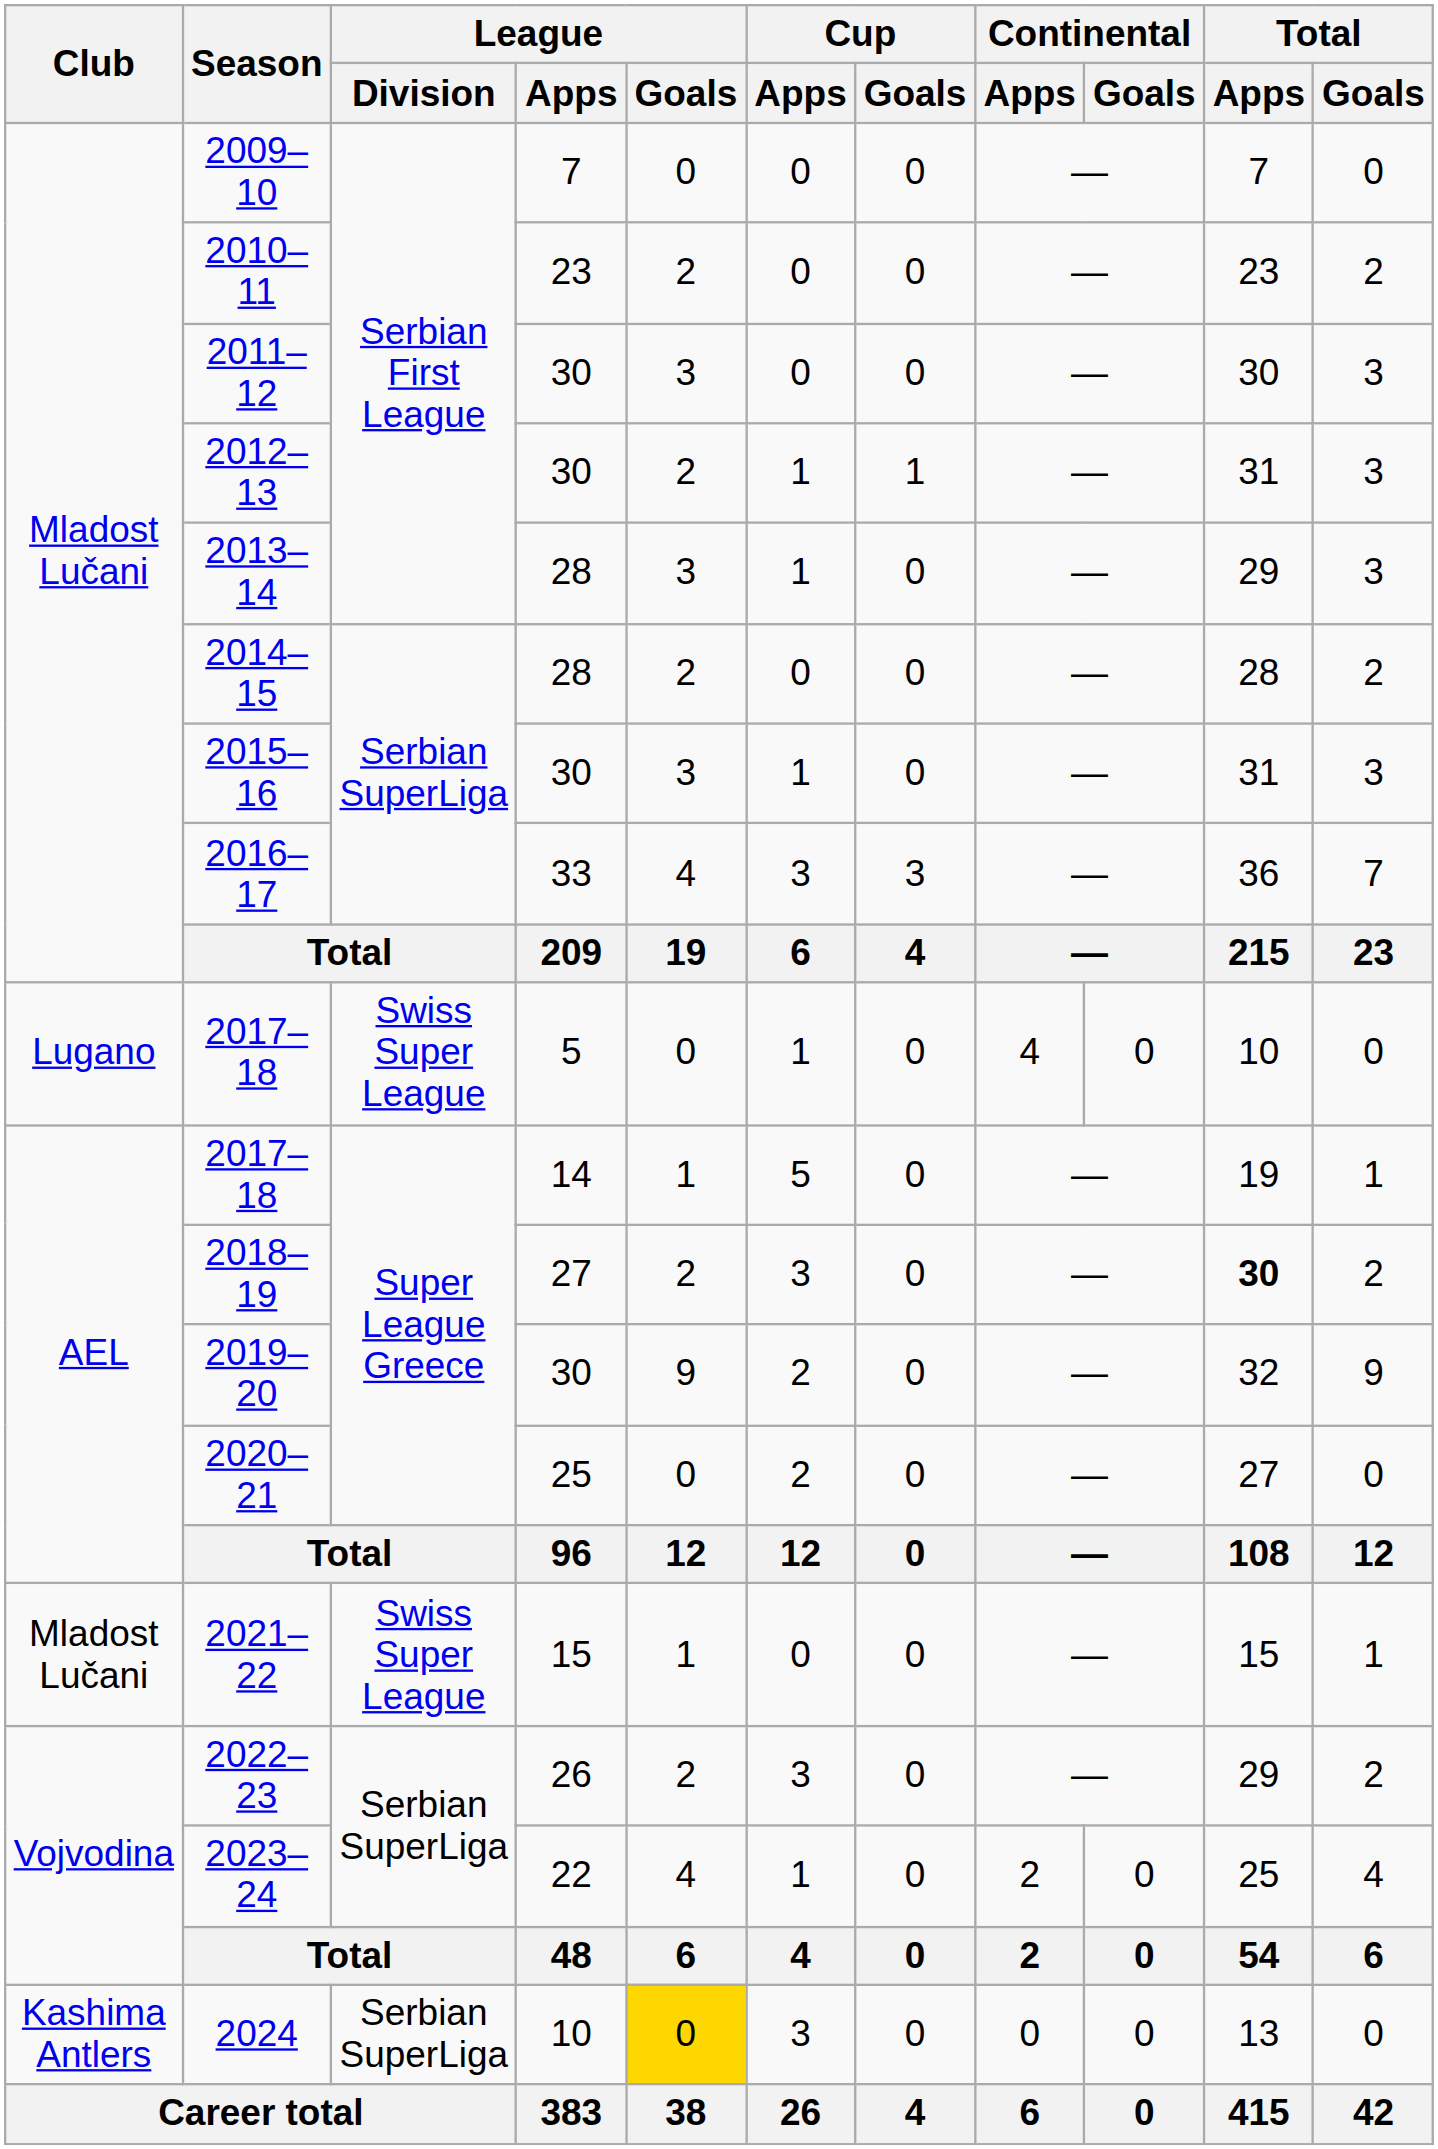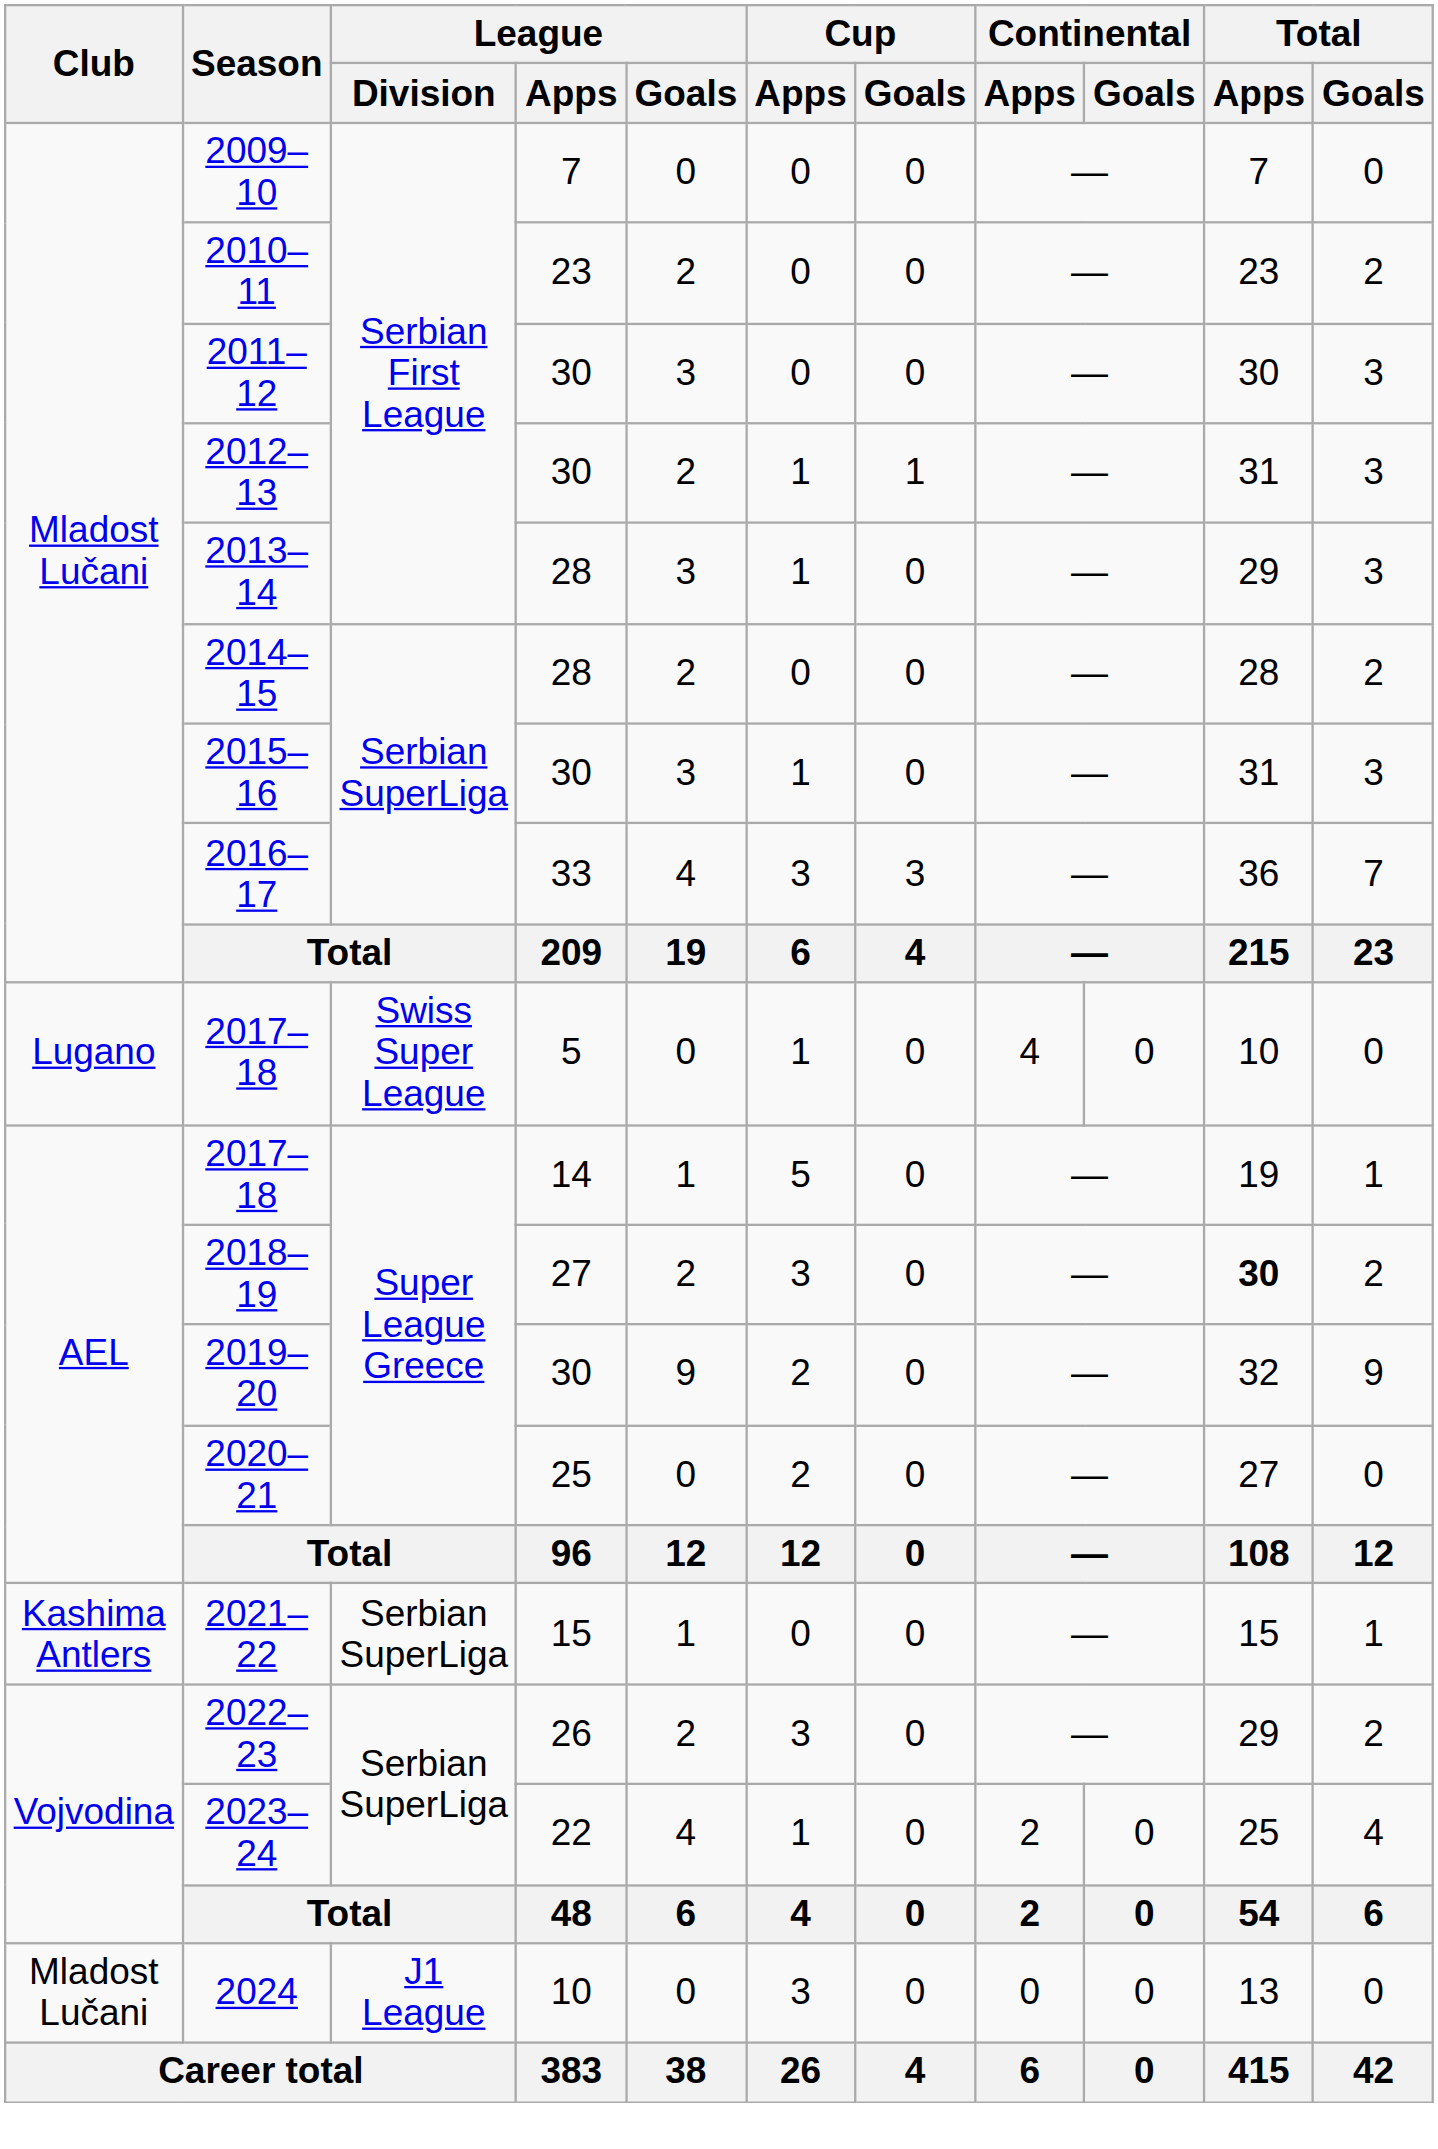(94, 1653) Mladost Lučani -> (94, 1633) Kashima Antlers
(424, 1653) Swiss Super League -> (424, 1633) Serbian SuperLiga
(94, 2033) Kashima Antlers -> (94, 1992) Mladost Lučani
(424, 2033) Serbian SuperLiga -> (424, 1992) J1 League
(686, 2033) gold background -> (686, 1992) no background
